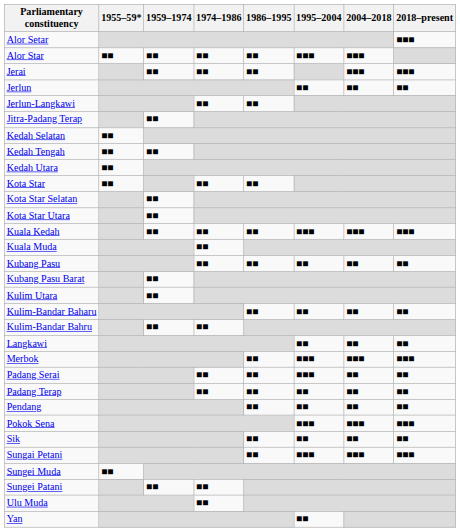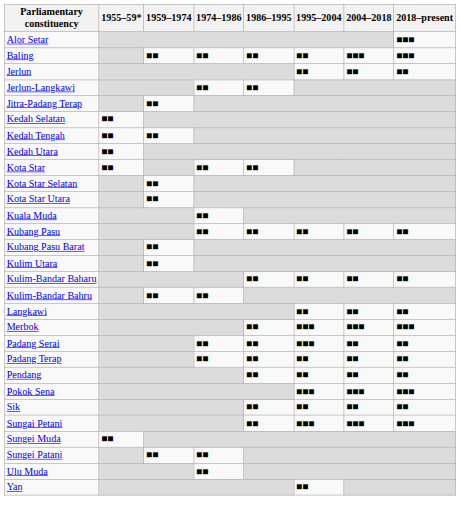- row: (25, 55)
+ row: (20, 55)
- row: (16, 71)
- row: (33, 231)
